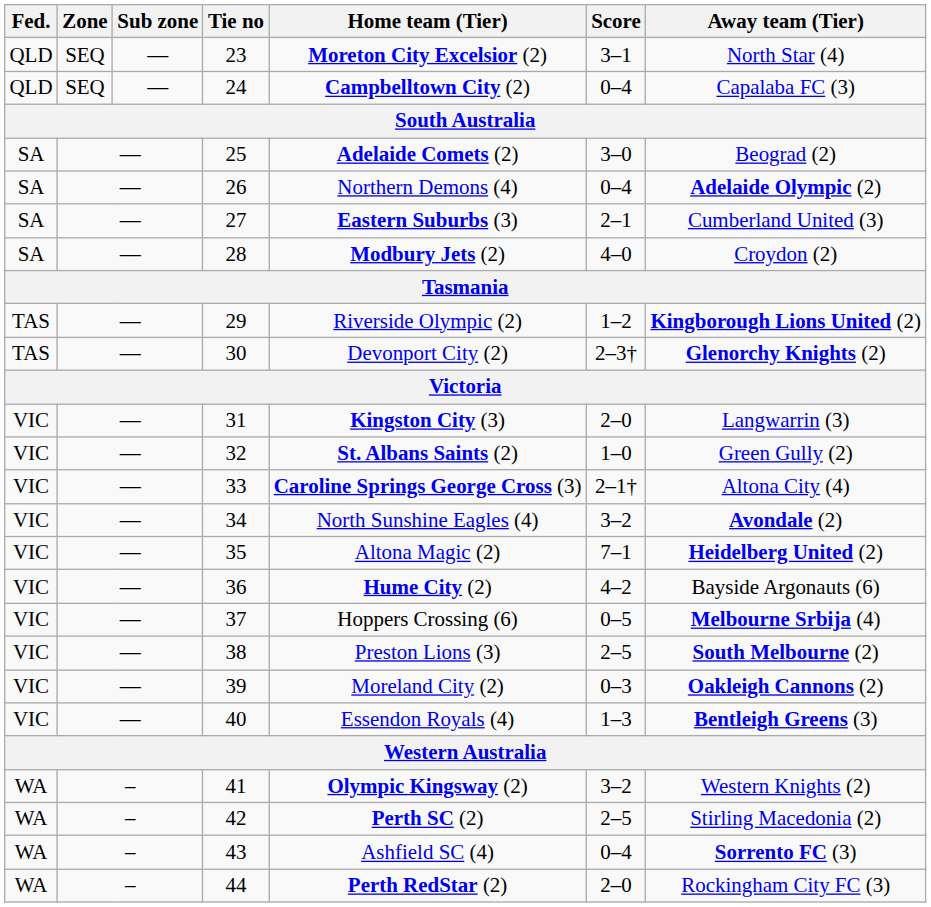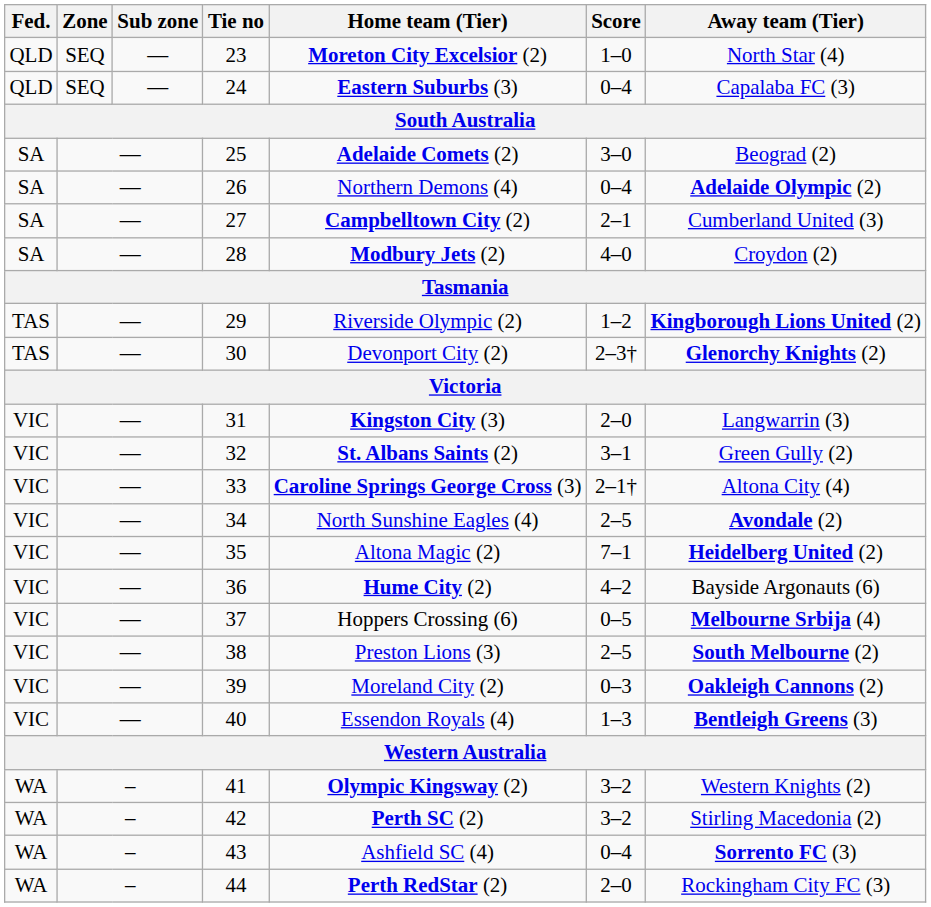(616, 54) 3–1 -> (616, 54) 1–0
(428, 87) Campbelltown City (2) -> (428, 87) Eastern Suburbs (3)
(428, 220) Eastern Suburbs (3) -> (428, 220) Campbelltown City (2)
(616, 453) 1–0 -> (616, 453) 3–1
(616, 519) 3–2 -> (616, 519) 2–5
(616, 818) 2–5 -> (616, 818) 3–2
